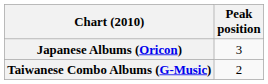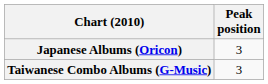(239, 69) 2 -> (239, 69) 3
